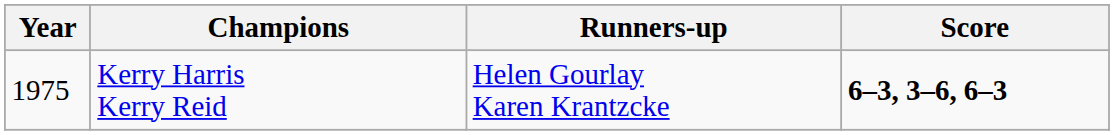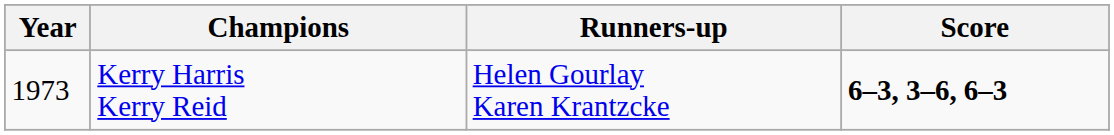(41, 89) 1975 -> (41, 89) 1973
